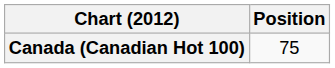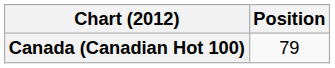(289, 47) 75 -> (289, 47) 79
